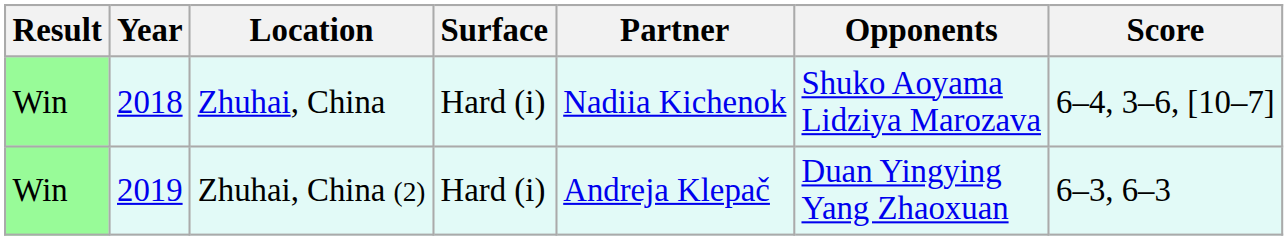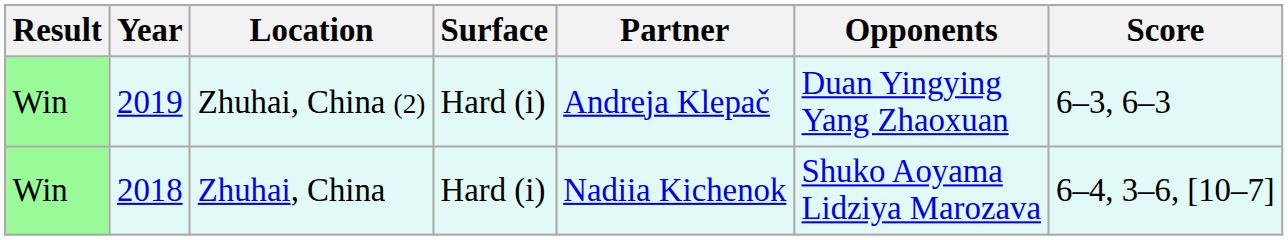rows swapped: (292, 100) <-> (312, 189)
